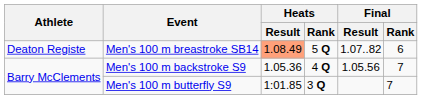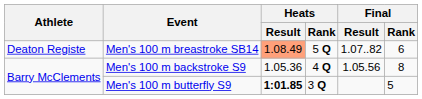(401, 68) 7 -> (401, 68) 8
(283, 86) normal -> (283, 86) bold
(390, 86) 7 -> (390, 86) 5
